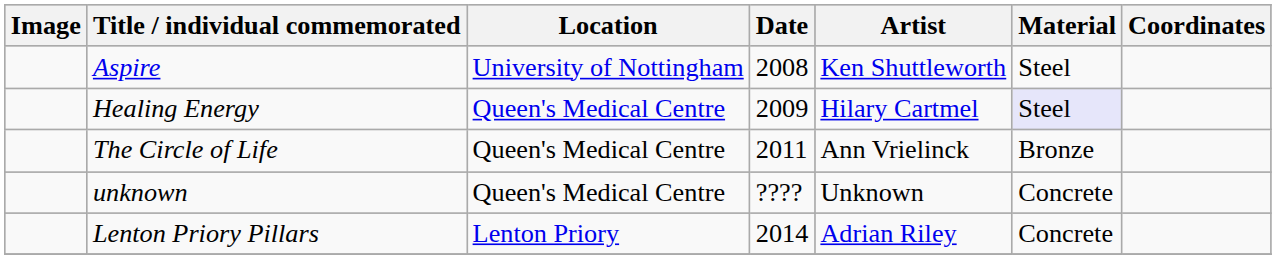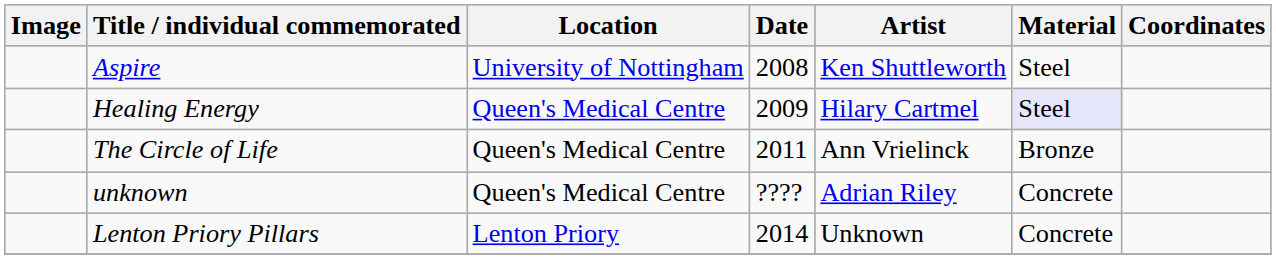(872, 191) Unknown -> (889, 191) Adrian Riley
(889, 233) Adrian Riley -> (872, 233) Unknown
